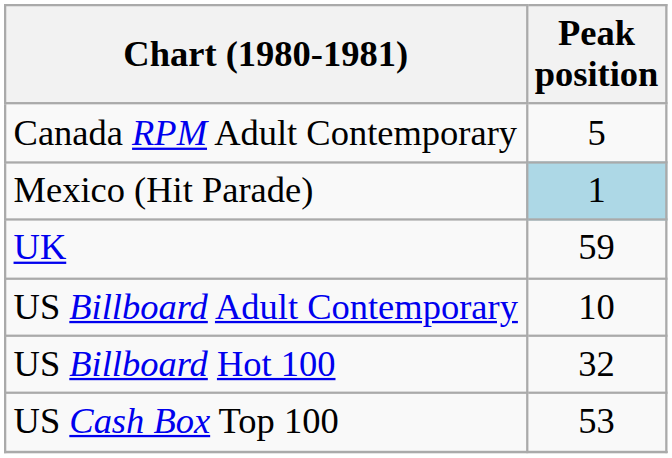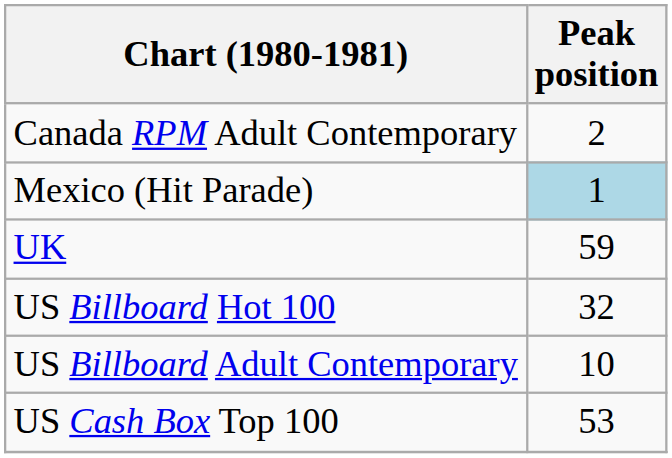(597, 132) 5 -> (597, 132) 2
rows swapped: (175, 363) <-> (266, 305)
